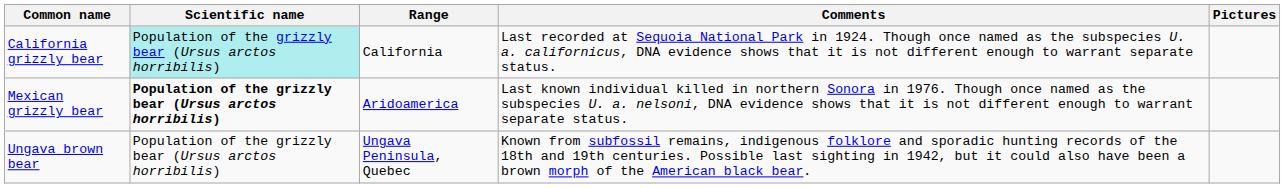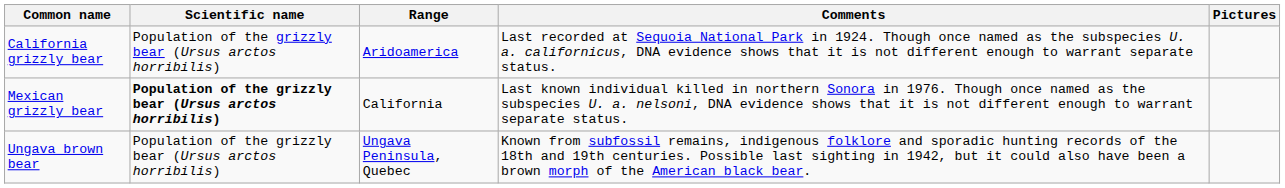(232, 52) paleturquoise background -> (232, 52) no background
(403, 52) California -> (411, 52) Aridoamerica
(411, 104) Aridoamerica -> (403, 104) California
